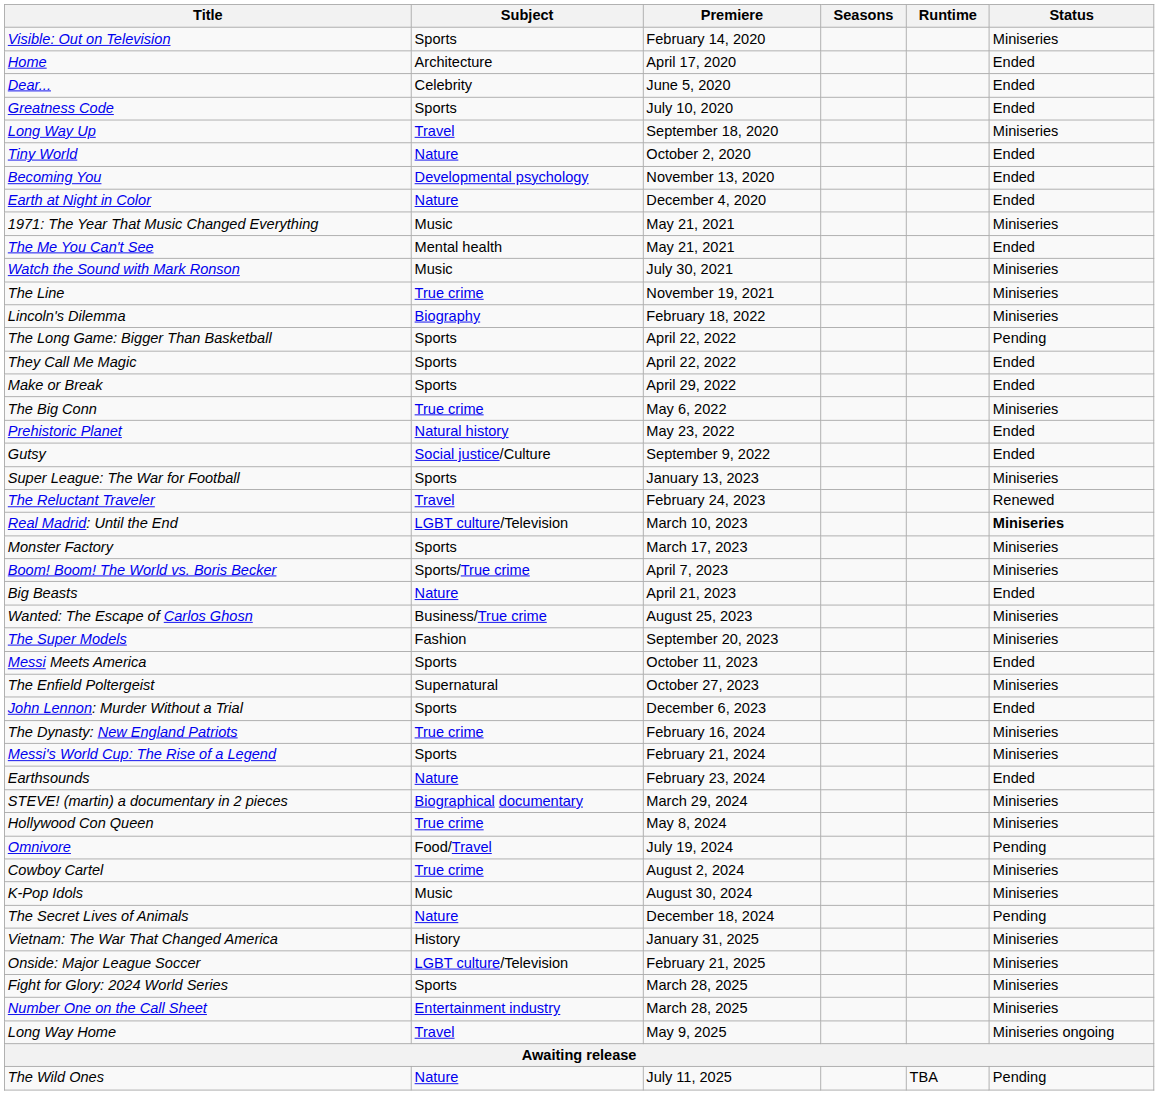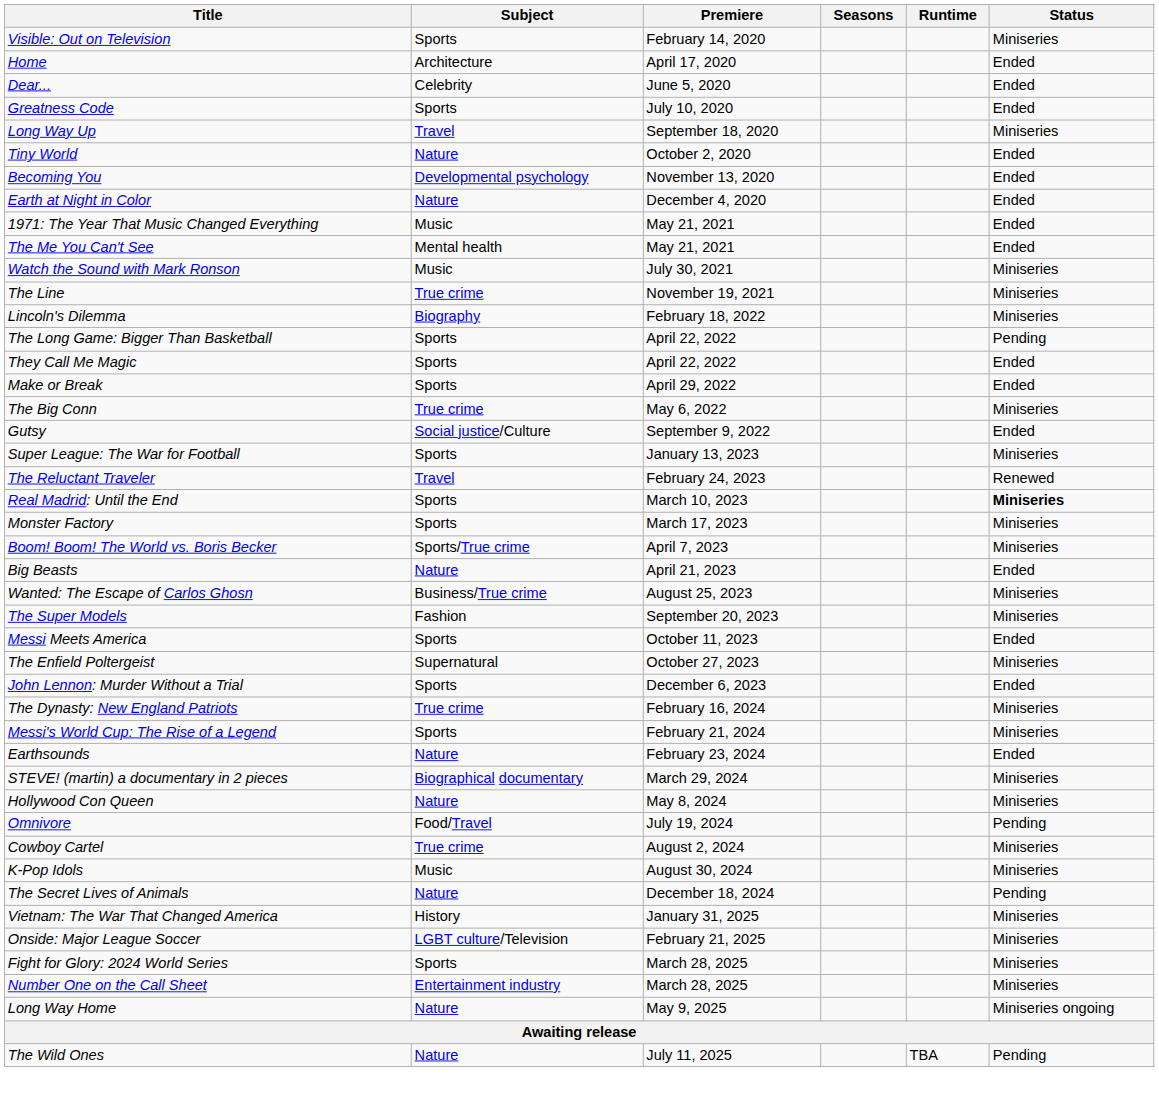(1026, 223) Miniseries -> (1014, 223) Ended
- row: (65, 431)
(491, 524) LGBT culture/Television -> (436, 500) Sports
(449, 824) True crime -> (436, 801) Nature
(435, 1032) Travel -> (436, 1008) Nature
